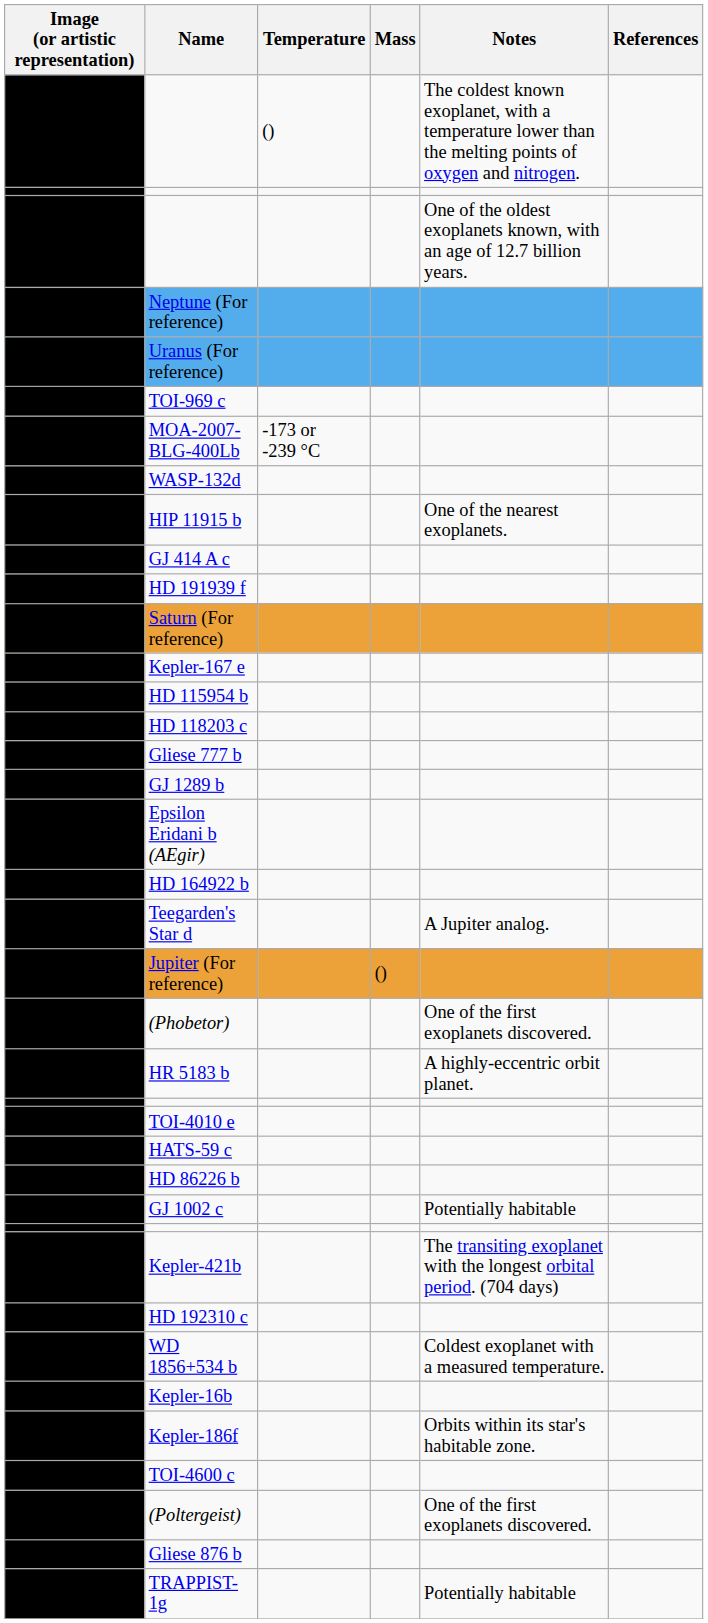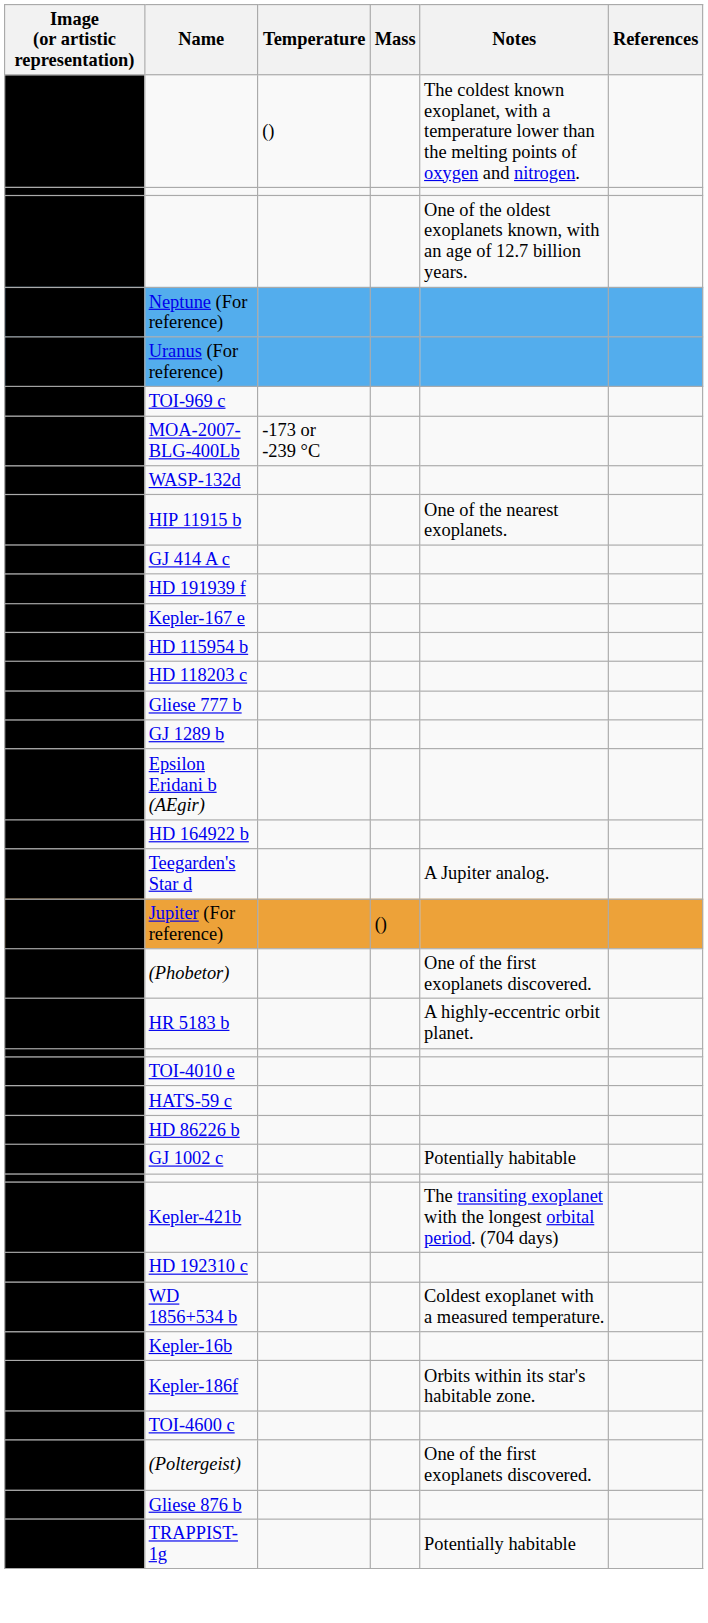- row: (191, 628)
